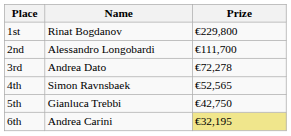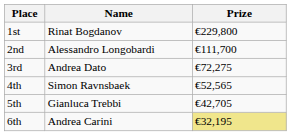(213, 67) €72,278 -> (213, 67) €72,275
(213, 103) €42,750 -> (213, 103) €42,705
